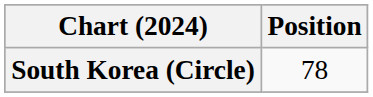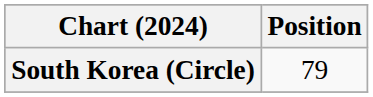(315, 69) 78 -> (315, 69) 79
